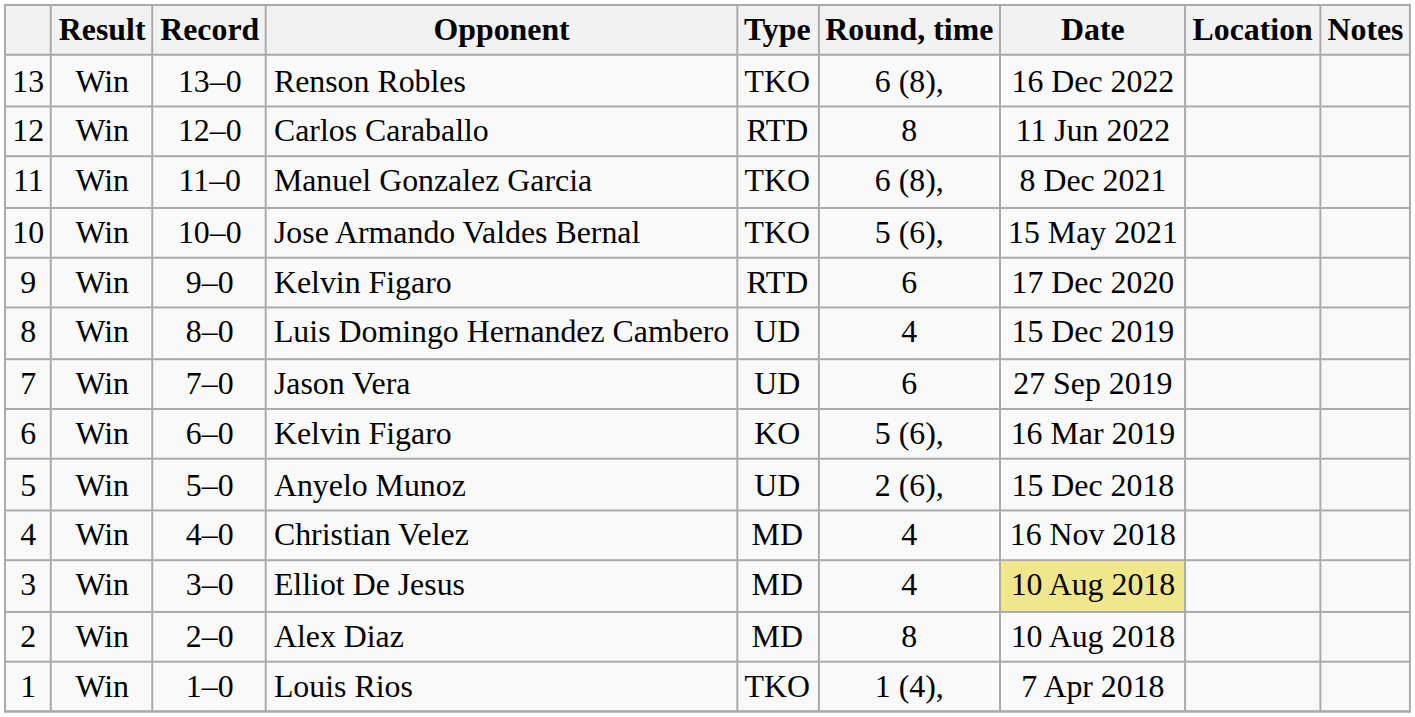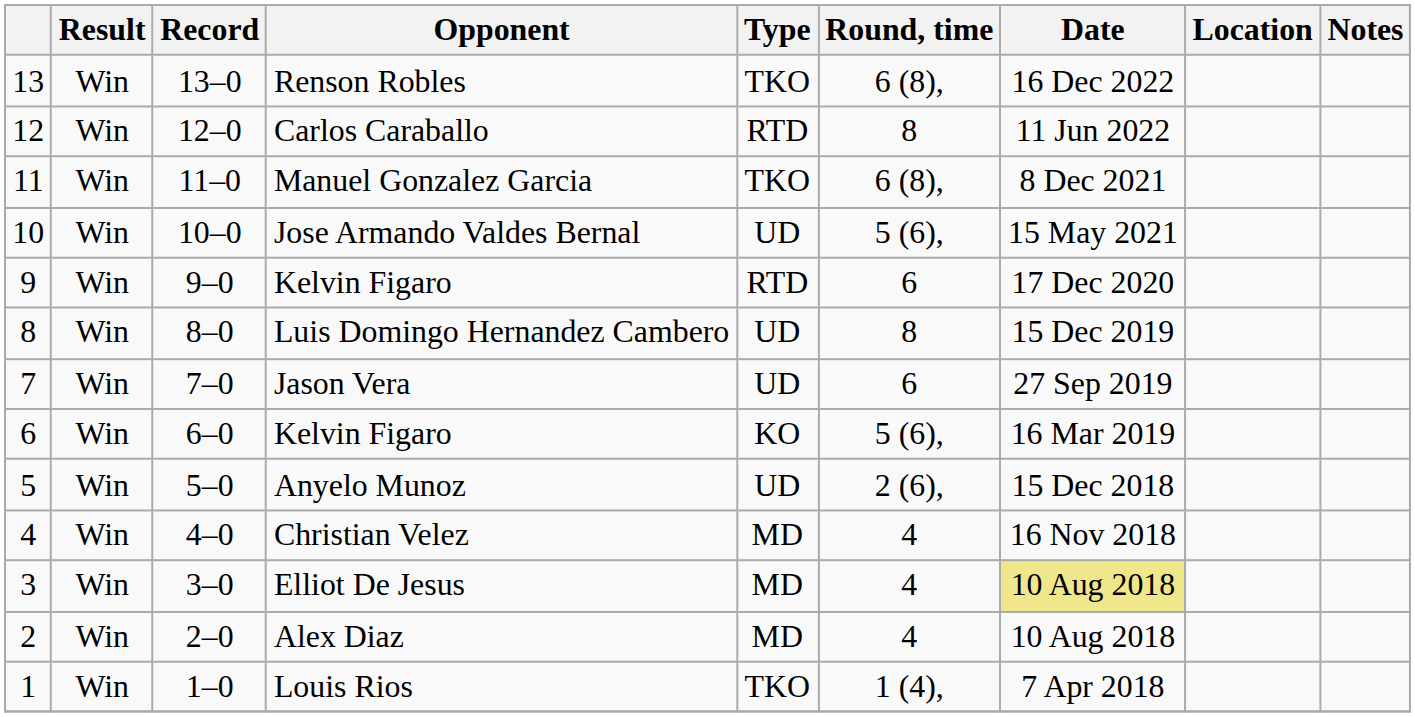(777, 231) TKO -> (777, 231) UD
(909, 332) 4 -> (909, 332) 8
(909, 635) 8 -> (909, 635) 4
